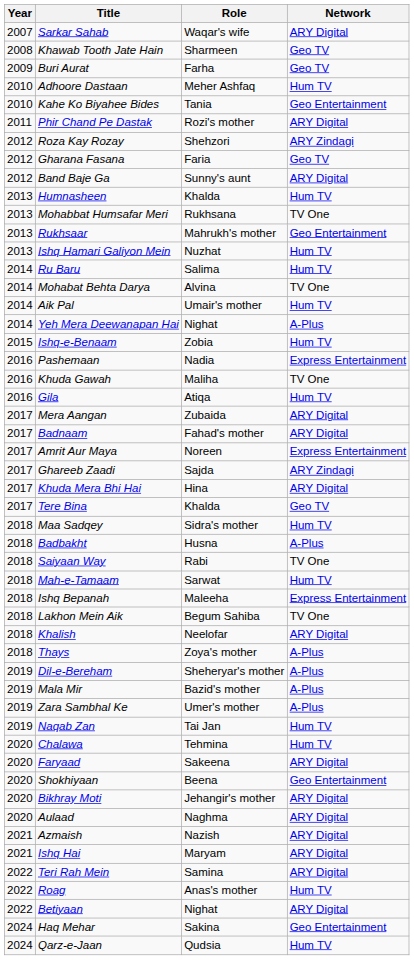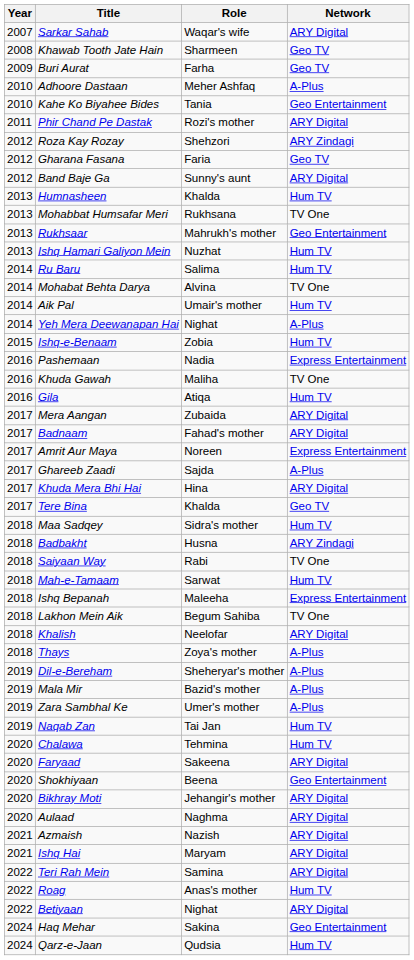(311, 86) Hum TV -> (307, 86) A-Plus
(322, 470) ARY Zindagi -> (307, 470) A-Plus
(307, 543) A-Plus -> (322, 543) ARY Zindagi
